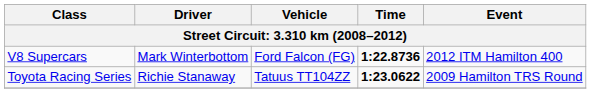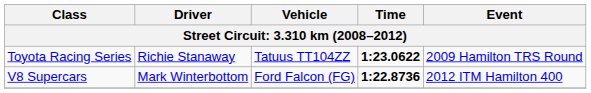rows swapped: (47, 56) <-> (69, 77)
